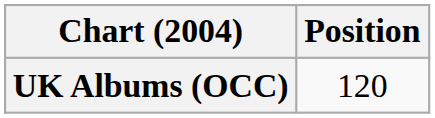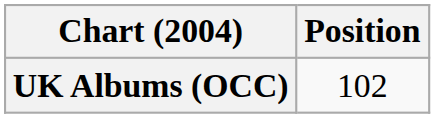(362, 84) 120 -> (362, 84) 102
